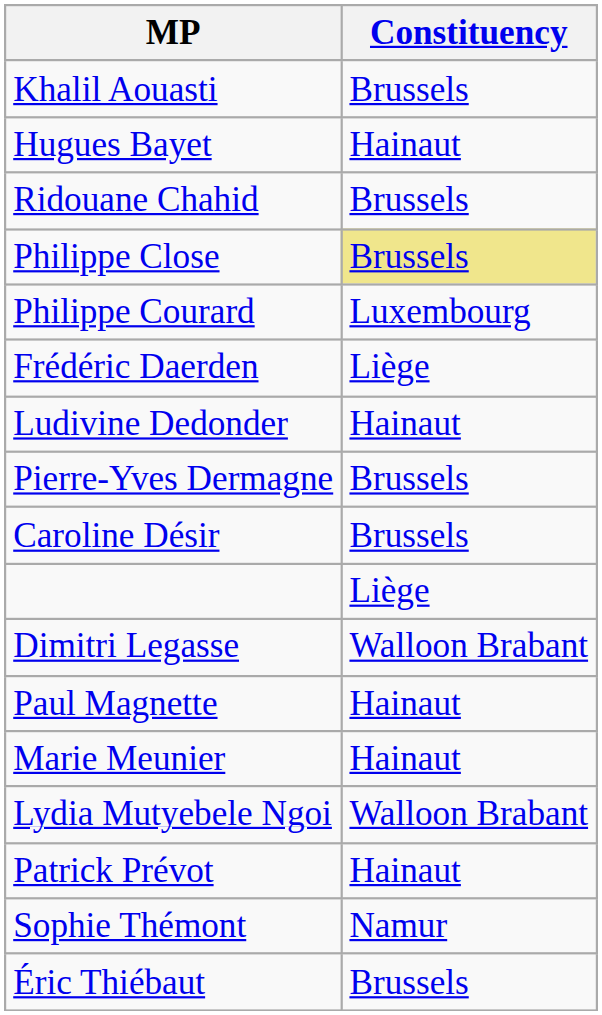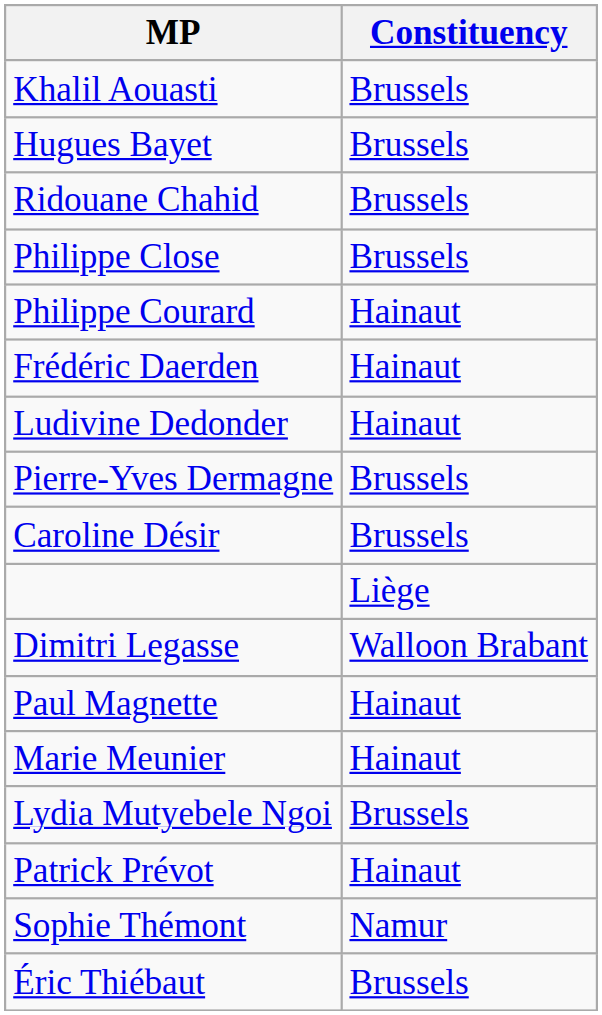(405, 144) Hainaut -> (409, 144) Brussels
(409, 255) khaki background -> (409, 255) no background
(440, 311) Luxembourg -> (405, 311) Hainaut
(389, 367) Liège -> (405, 367) Hainaut
(469, 813) Walloon Brabant -> (409, 813) Brussels
